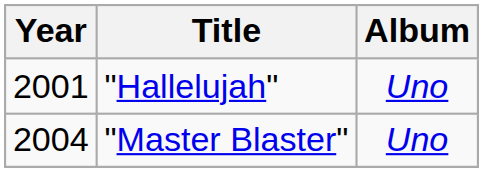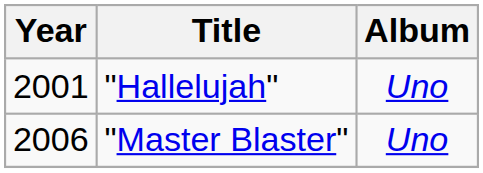(51, 139) 2004 -> (51, 139) 2006
